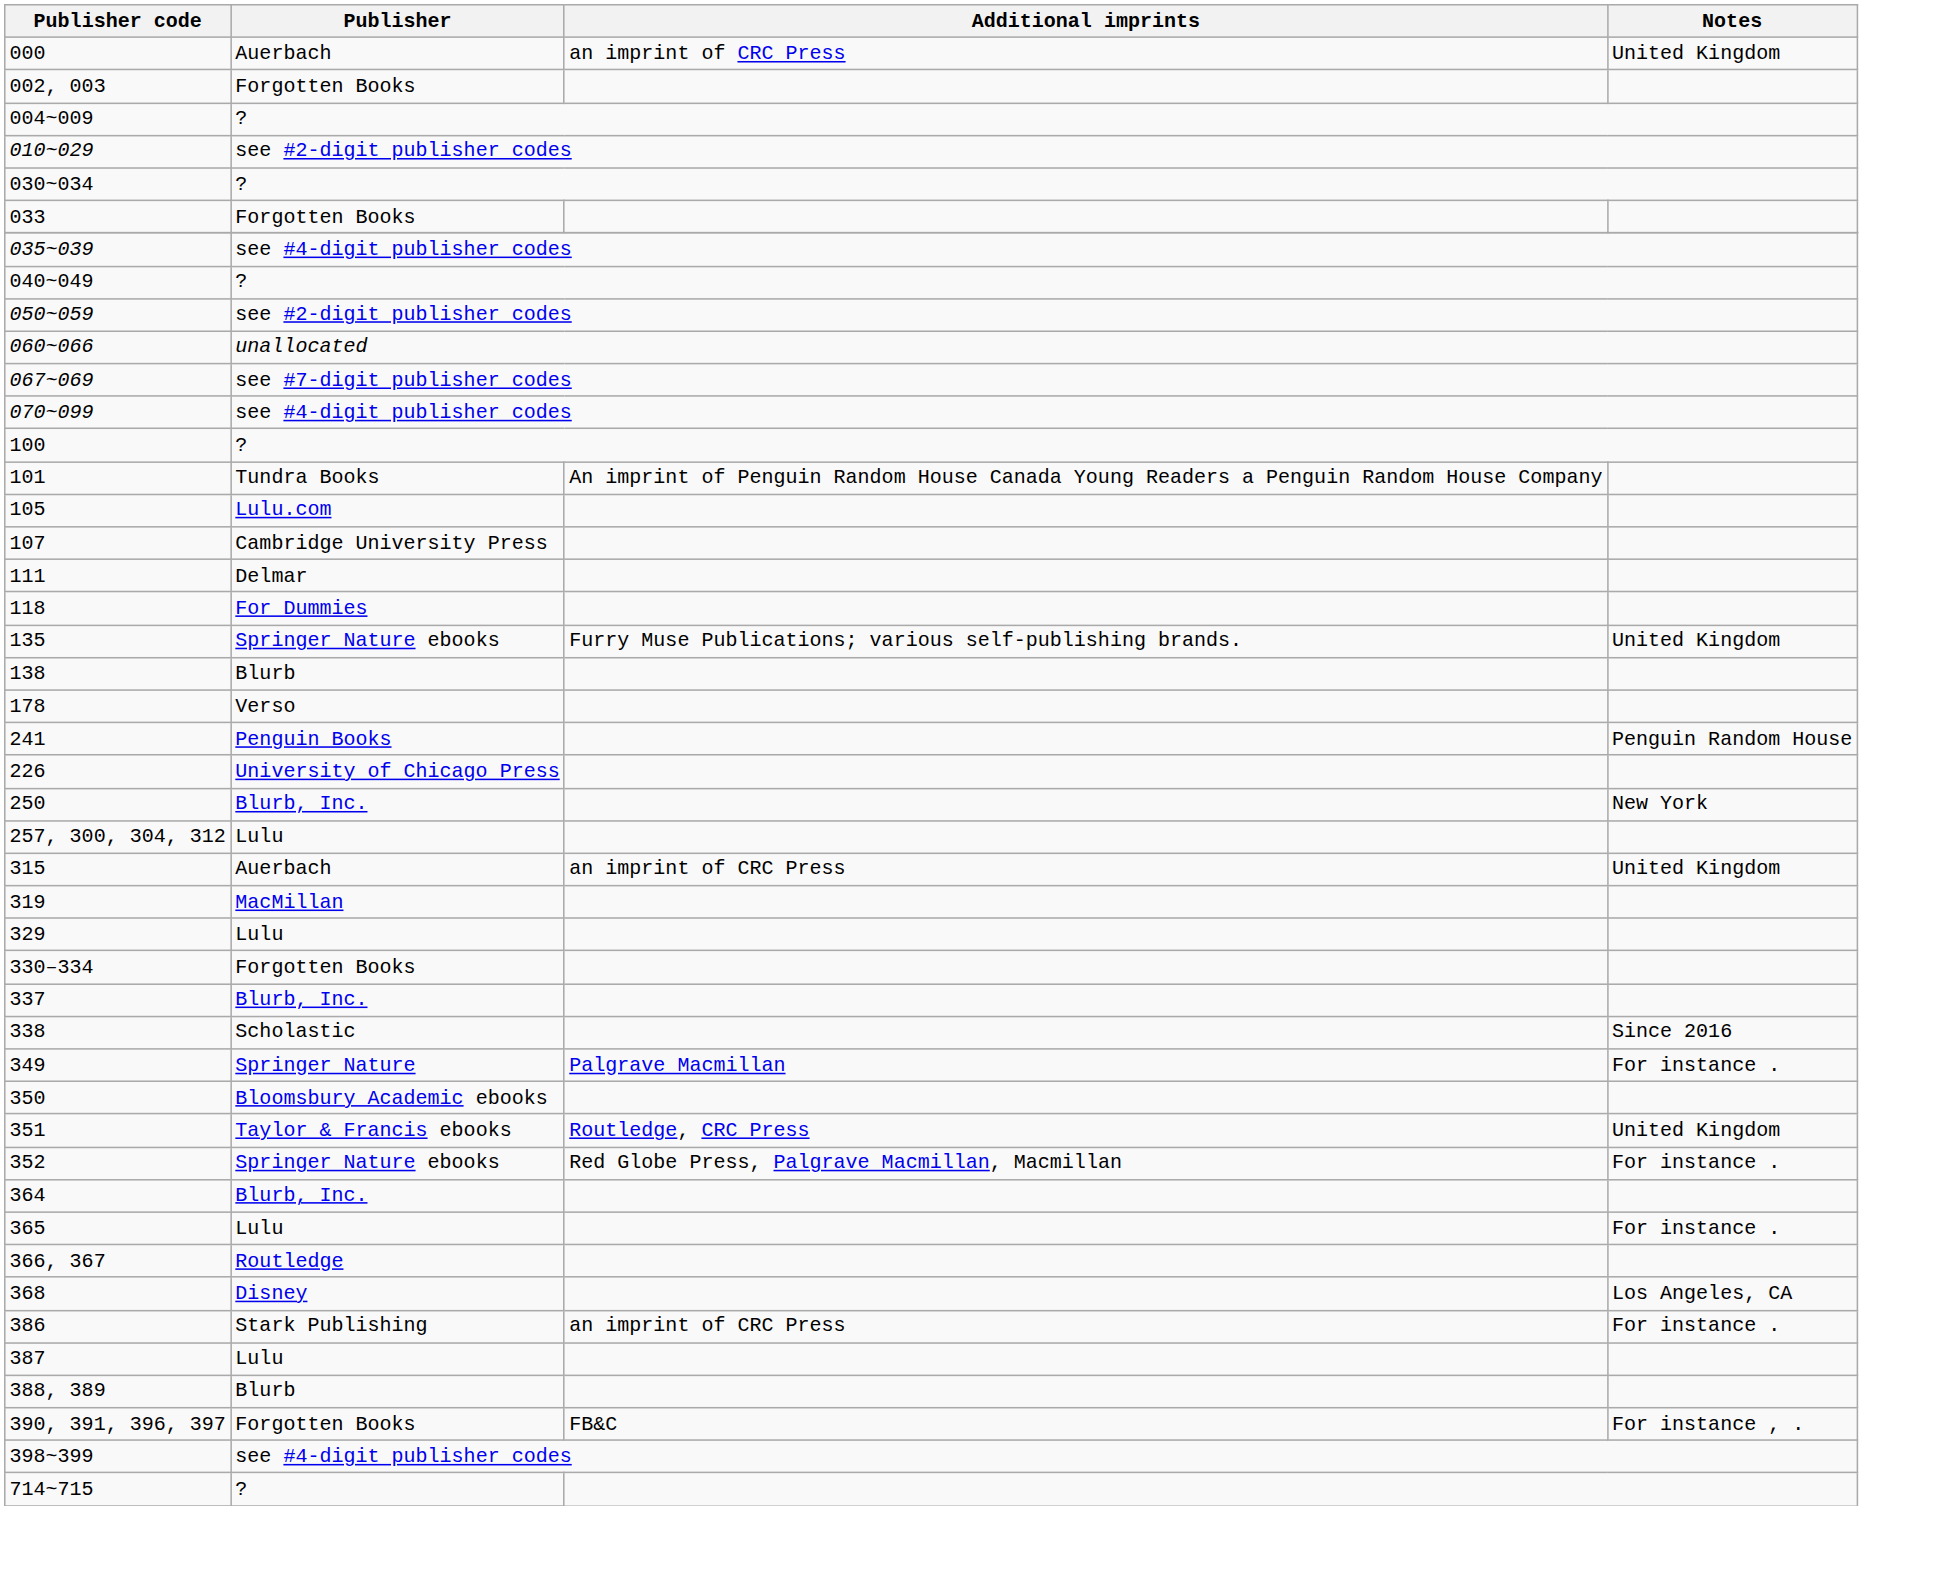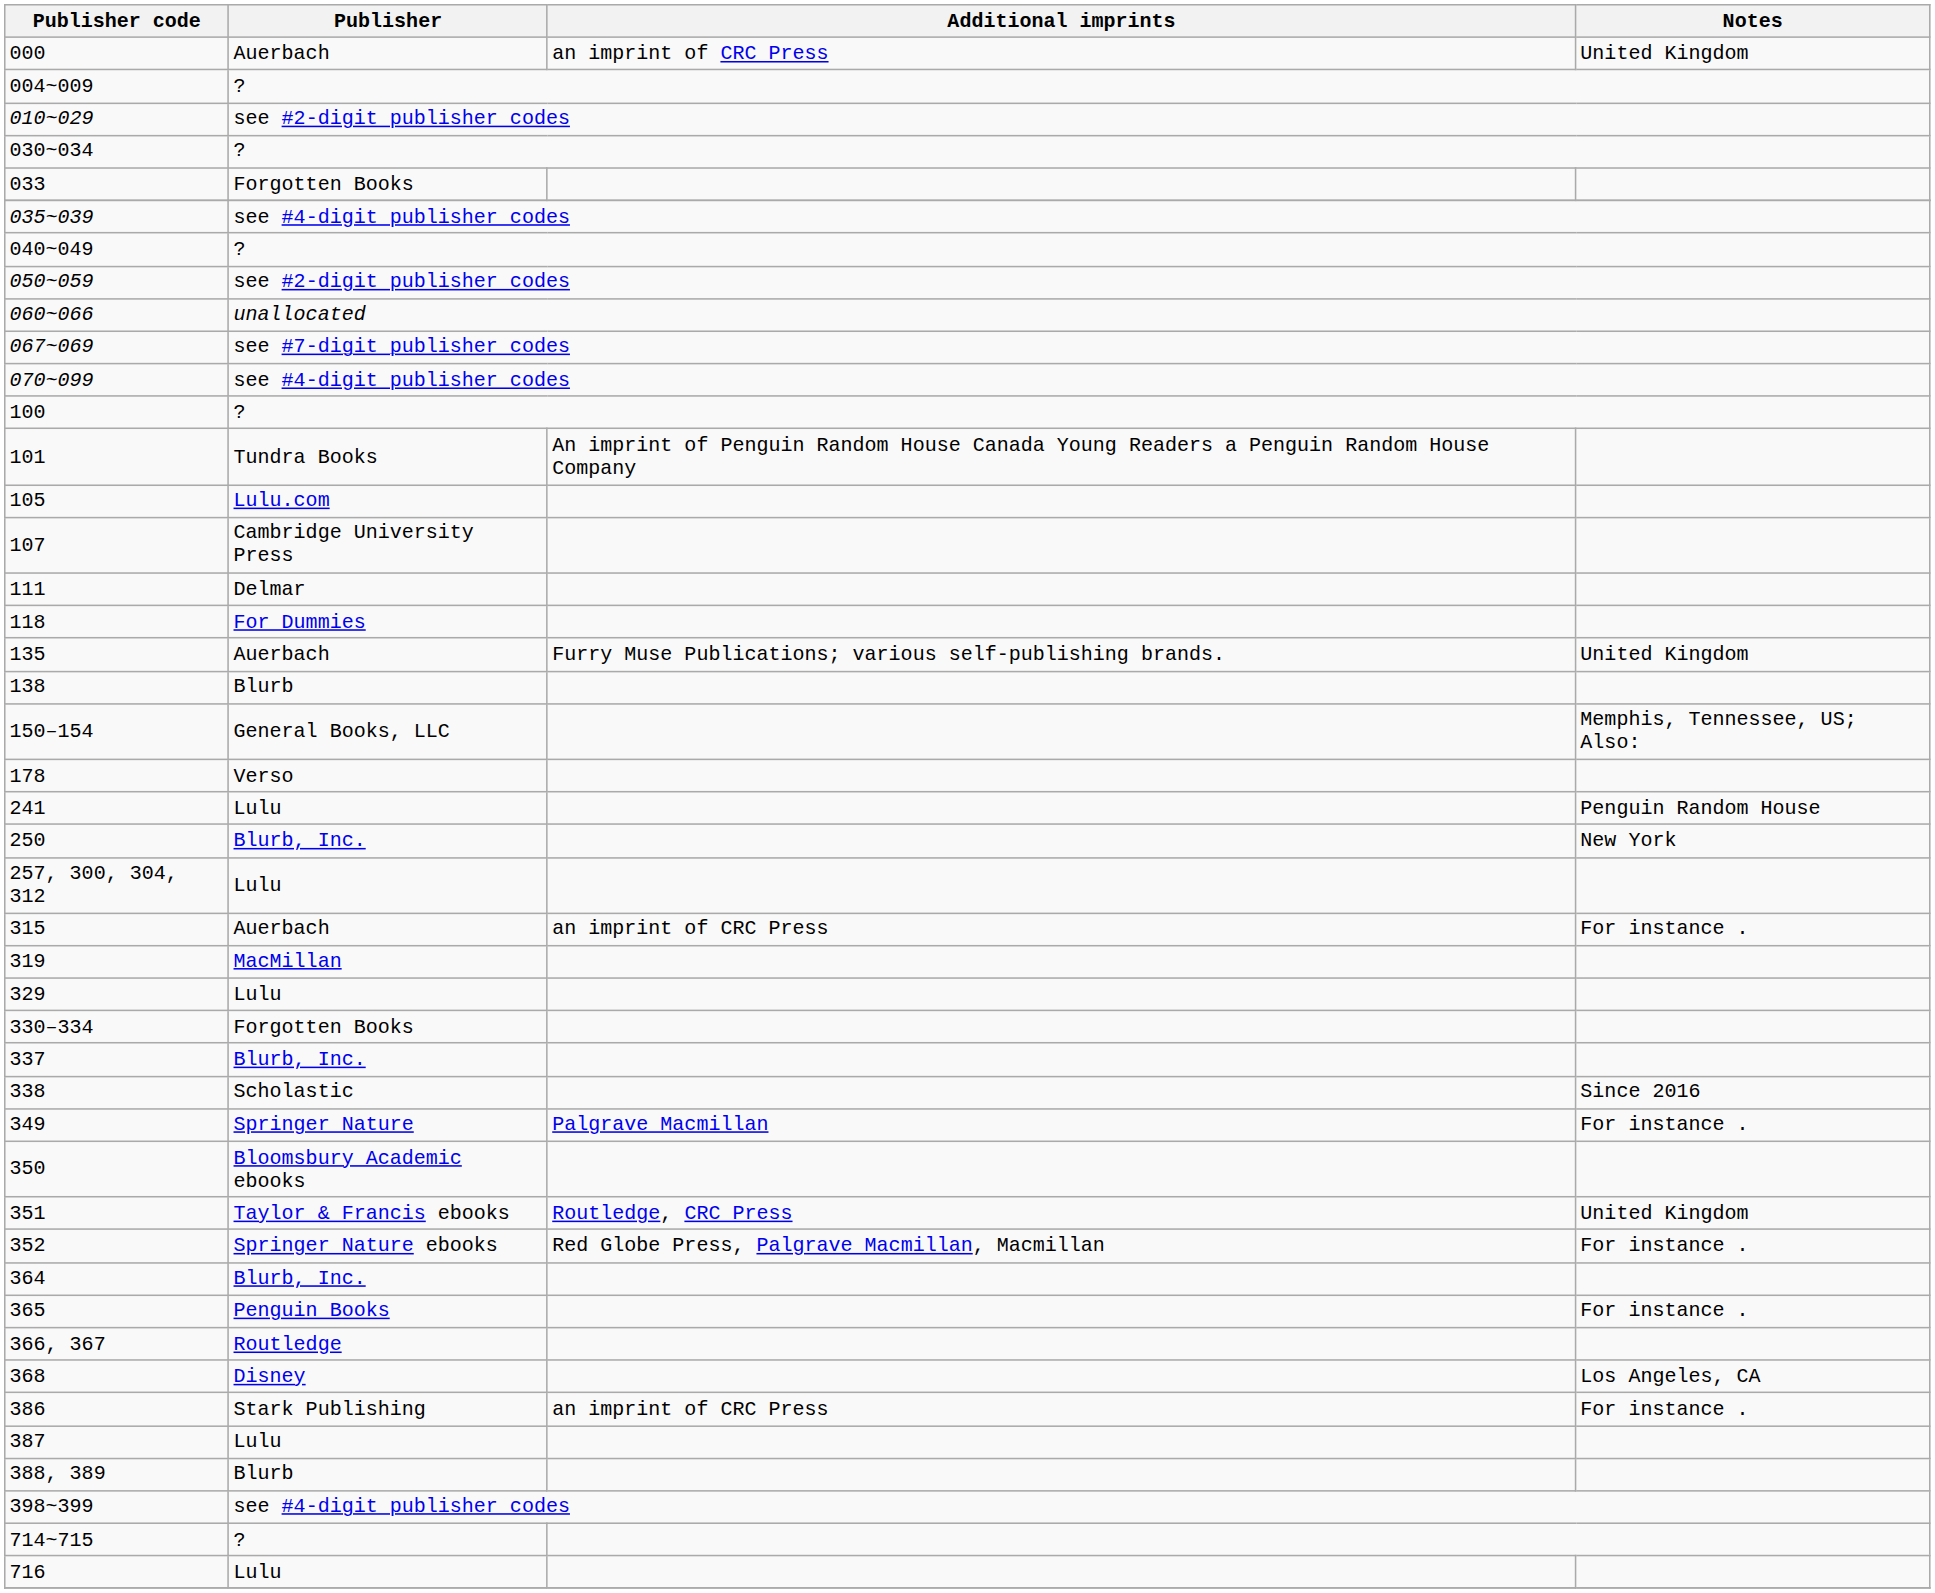- row: (58, 86)
(368, 641) Springer Nature ebooks -> (282, 655) Auerbach
+ row: (52, 731)
(313, 739) Penguin Books -> (258, 808) Lulu
- row: (28, 772)
(1696, 869) United Kingdom -> (1664, 929) For instance .
(259, 1228) Lulu -> (312, 1311) Penguin Books
- row: (118, 1424)
+ row: (28, 1572)
